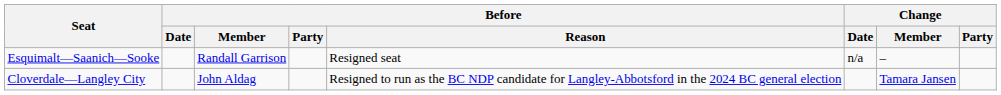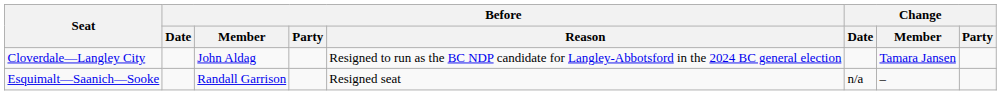rows swapped: (76, 79) <-> (83, 58)
